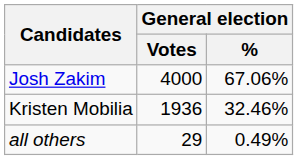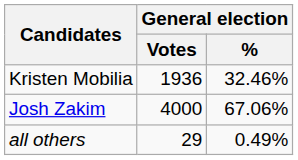rows swapped: (57, 79) <-> (71, 109)
